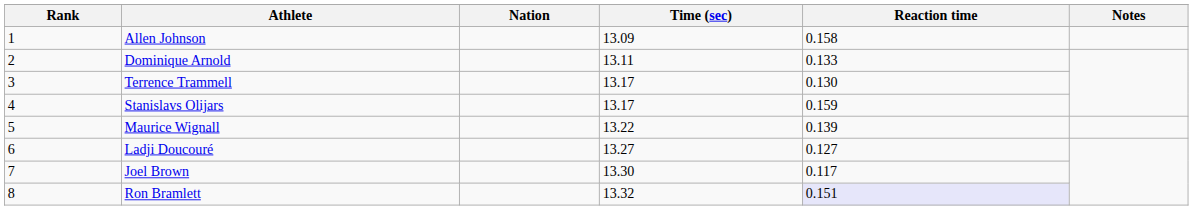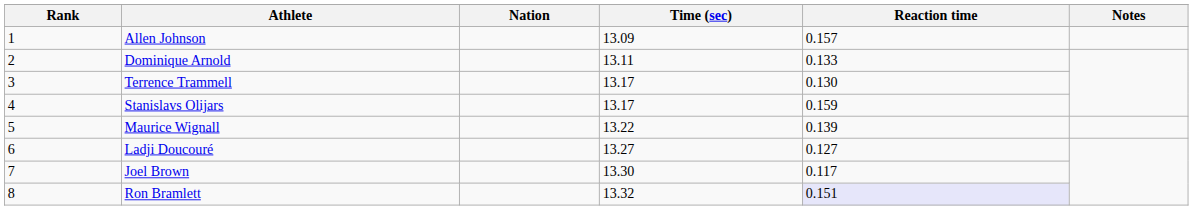(822, 37) 0.158 -> (822, 37) 0.157
